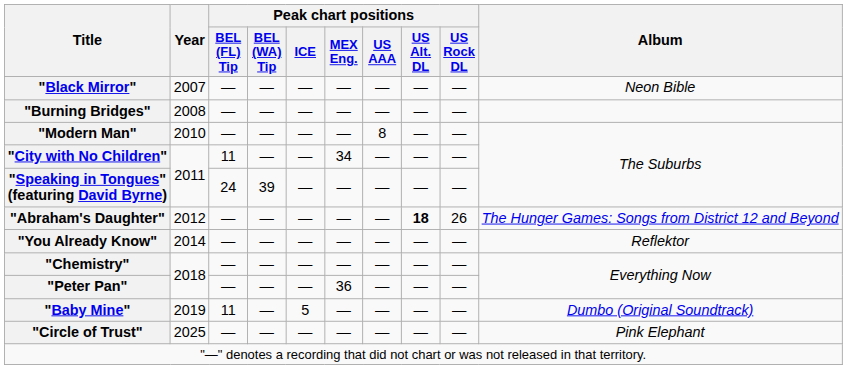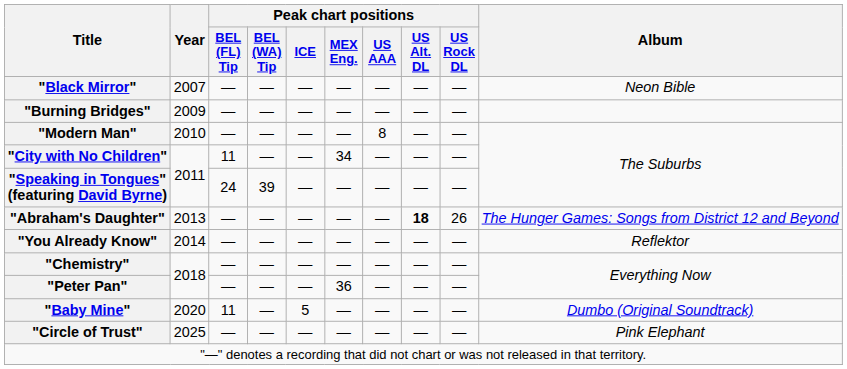(190, 110) 2008 -> (190, 110) 2009
(190, 218) 2012 -> (190, 218) 2013
(190, 309) 2019 -> (190, 309) 2020
